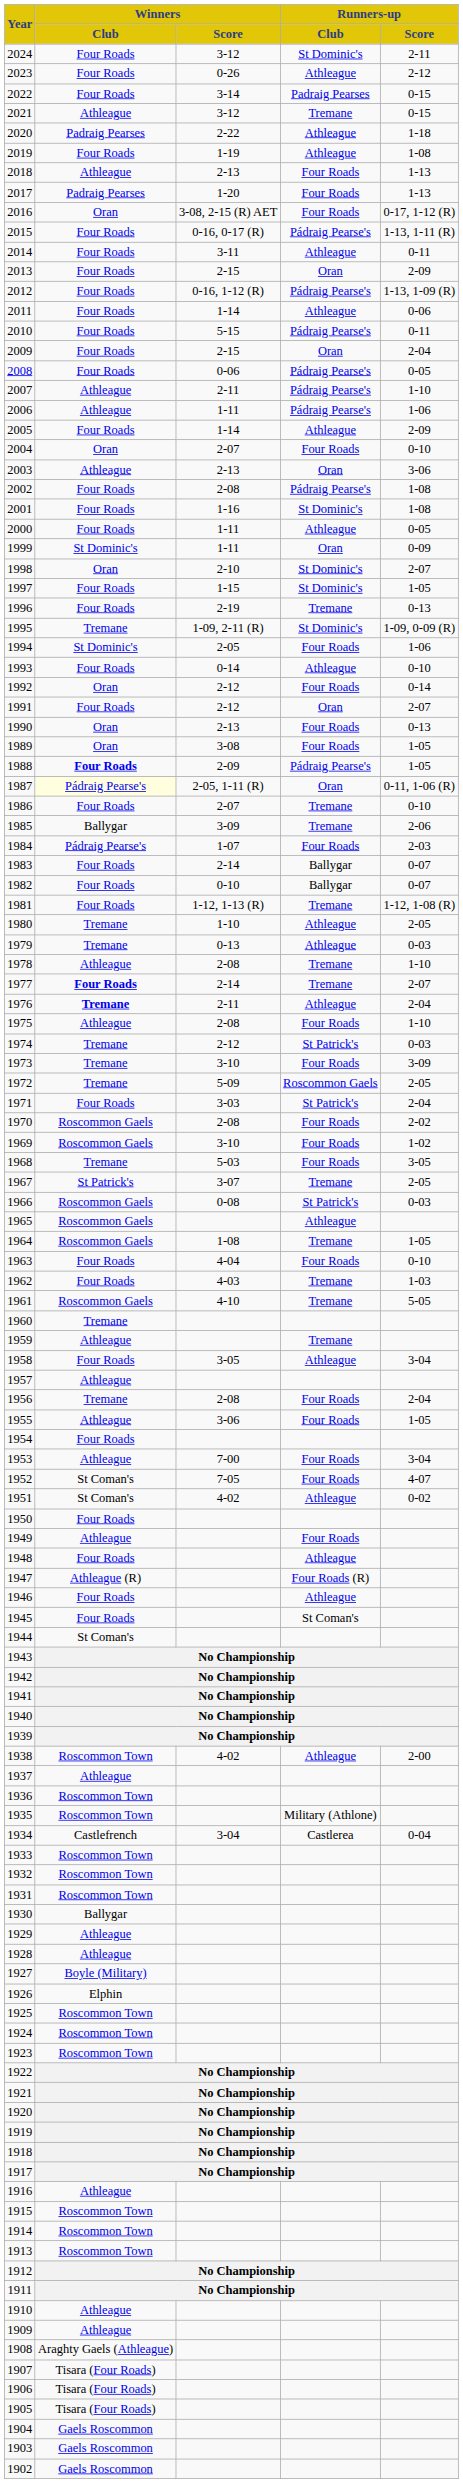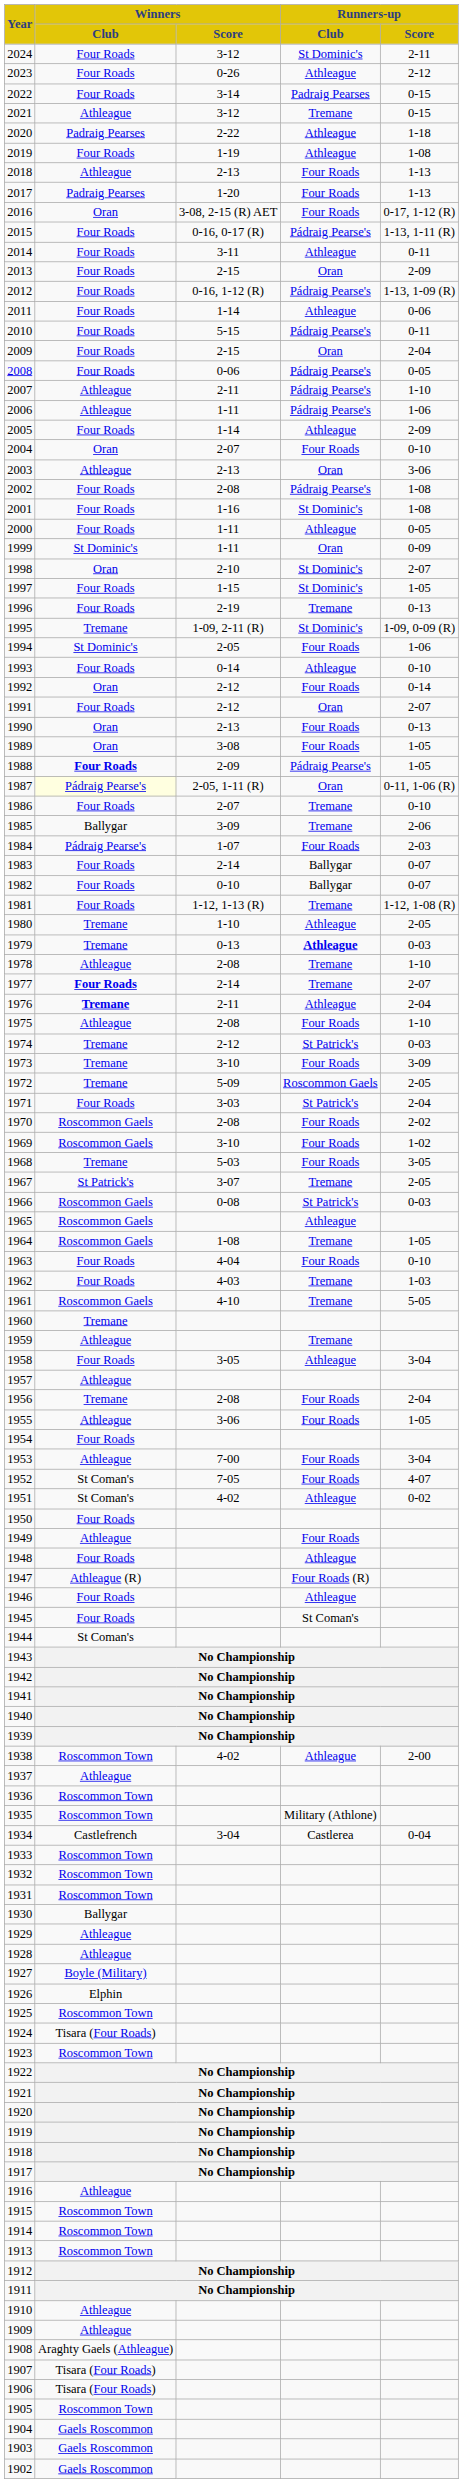(330, 944) normal -> (330, 944) bold
(106, 2033) Roscommon Town -> (106, 2033) Tisara (Four Roads)
(106, 2409) Tisara (Four Roads) -> (106, 2409) Roscommon Town
